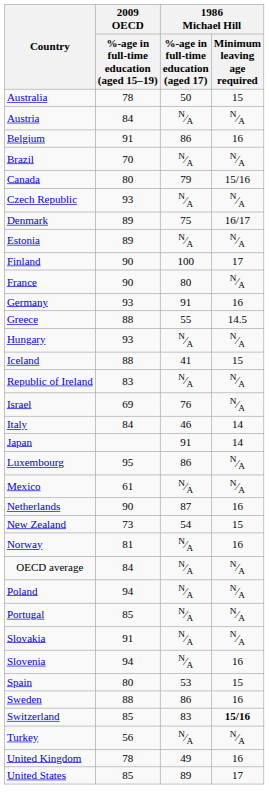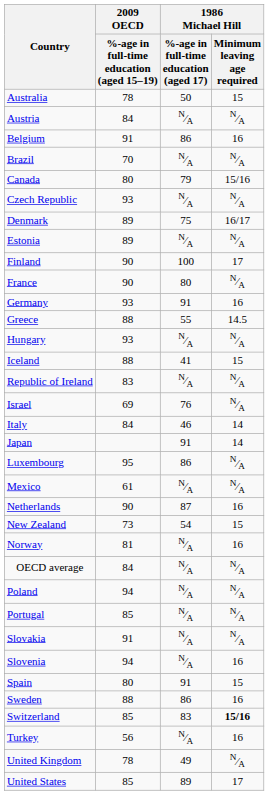(186, 682) 53 -> (186, 682) 91
(237, 737) N⁄A -> (237, 737) 16
(237, 758) 16 -> (237, 761) N⁄A
